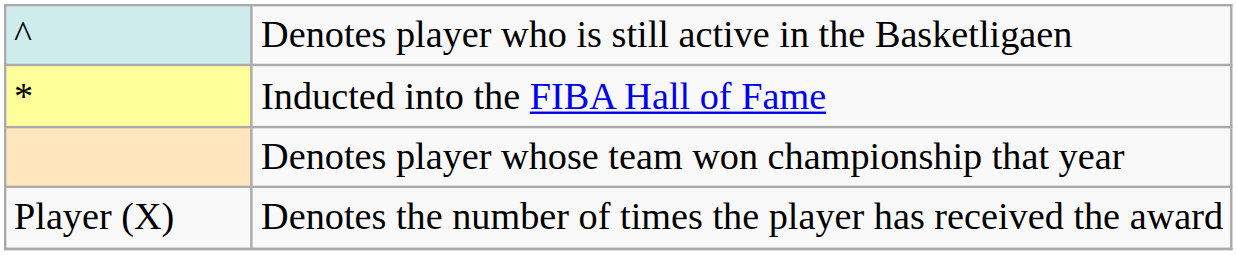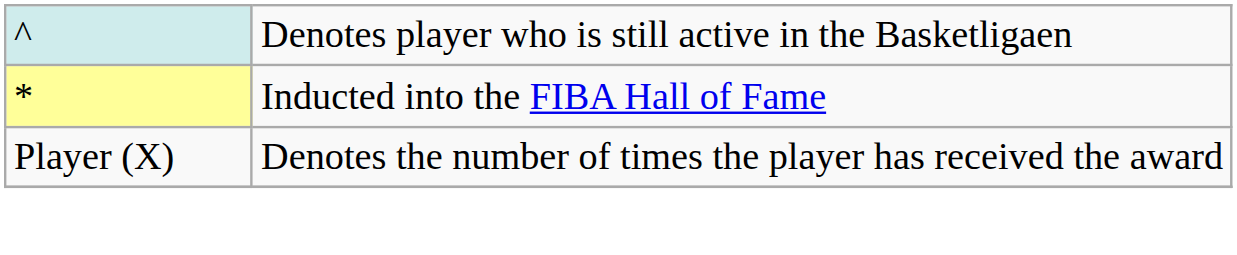- row: (693, 156)
